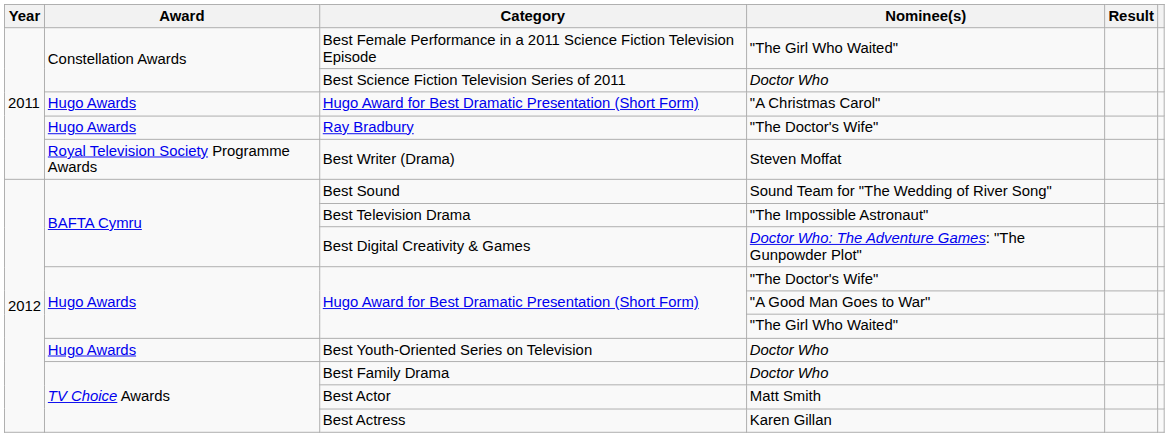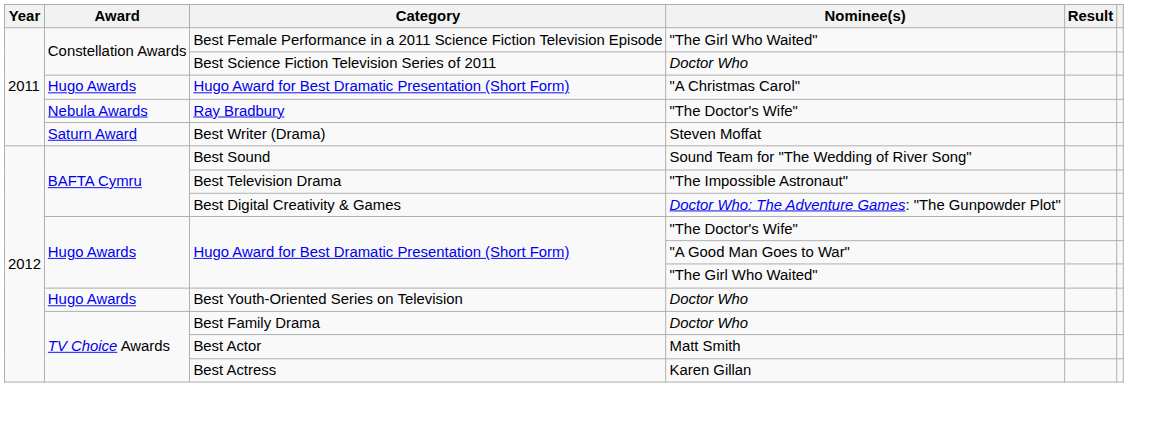(92, 127) Hugo Awards -> (98, 110) Nebula Awards
(169, 159) Royal Television Society Programme Awards -> (92, 134) Saturn Award
